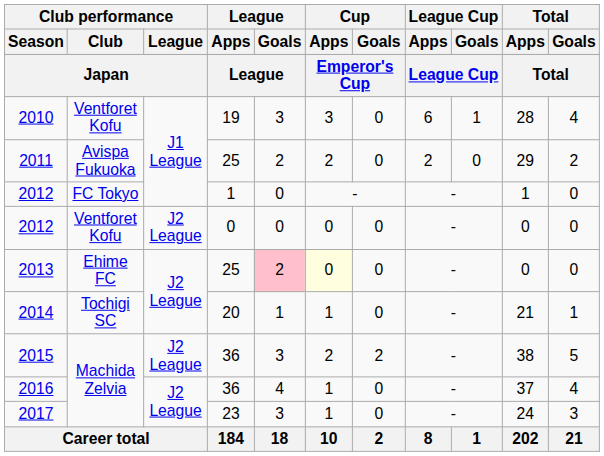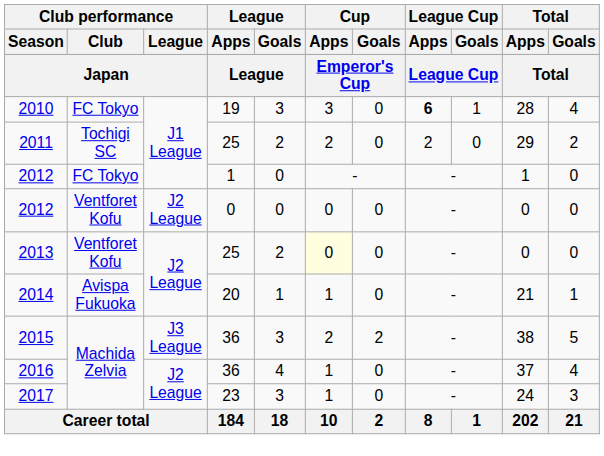(105, 117) Ventforet Kofu -> (105, 109) FC Tokyo
(428, 117) normal -> (428, 109) bold
(105, 160) Avispa Fukuoka -> (105, 142) Tochigi SC
(105, 270) Ehime FC -> (105, 252) Ventforet Kofu
(280, 270) pink background -> (280, 252) no background
(105, 312) Tochigi SC -> (105, 295) Avispa Fukuoka
(176, 355) J2 League -> (176, 337) J3 League
